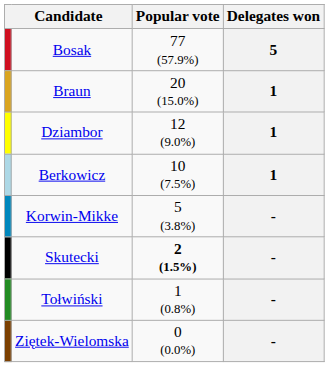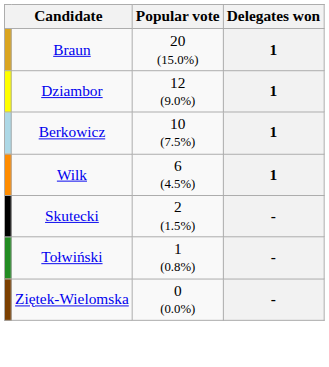- row: (72, 49)
+ row: (72, 174)
- row: (72, 216)
(178, 257) bold -> (178, 216) normal
